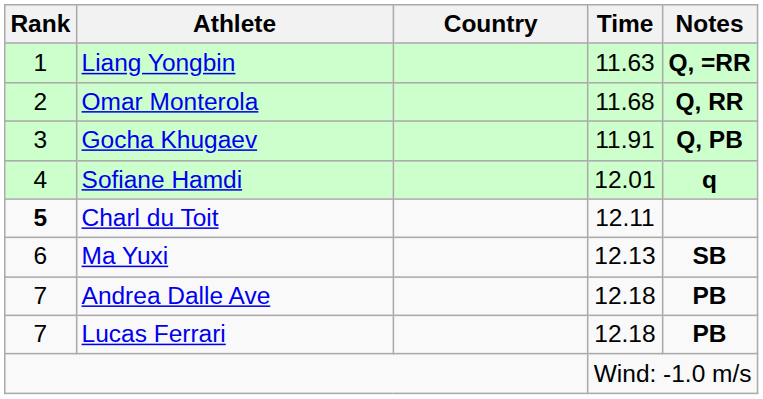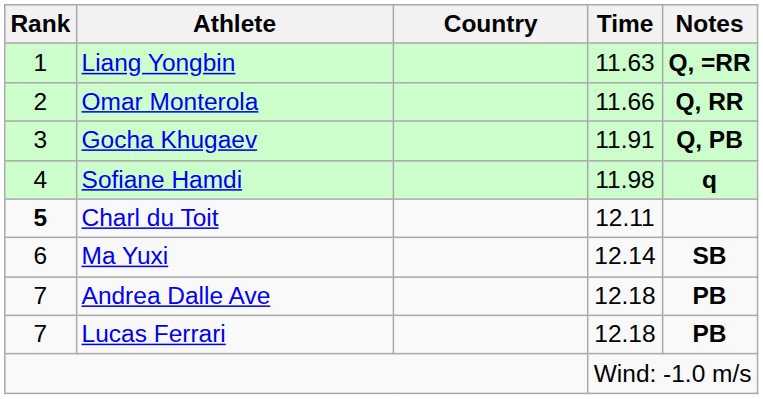(625, 101) 11.68 -> (625, 101) 11.66
(625, 179) 12.01 -> (625, 179) 11.98
(625, 256) 12.13 -> (625, 256) 12.14
